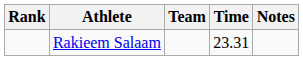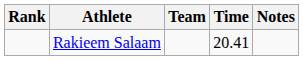(231, 42) 23.31 -> (231, 42) 20.41
